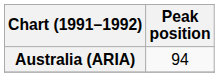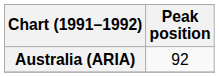(180, 59) 94 -> (180, 59) 92
